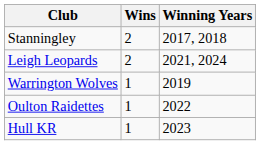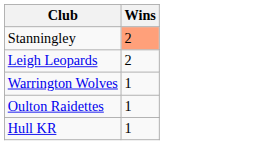- column: (207, 15)
(128, 38) no background -> (128, 38) lightsalmon background
